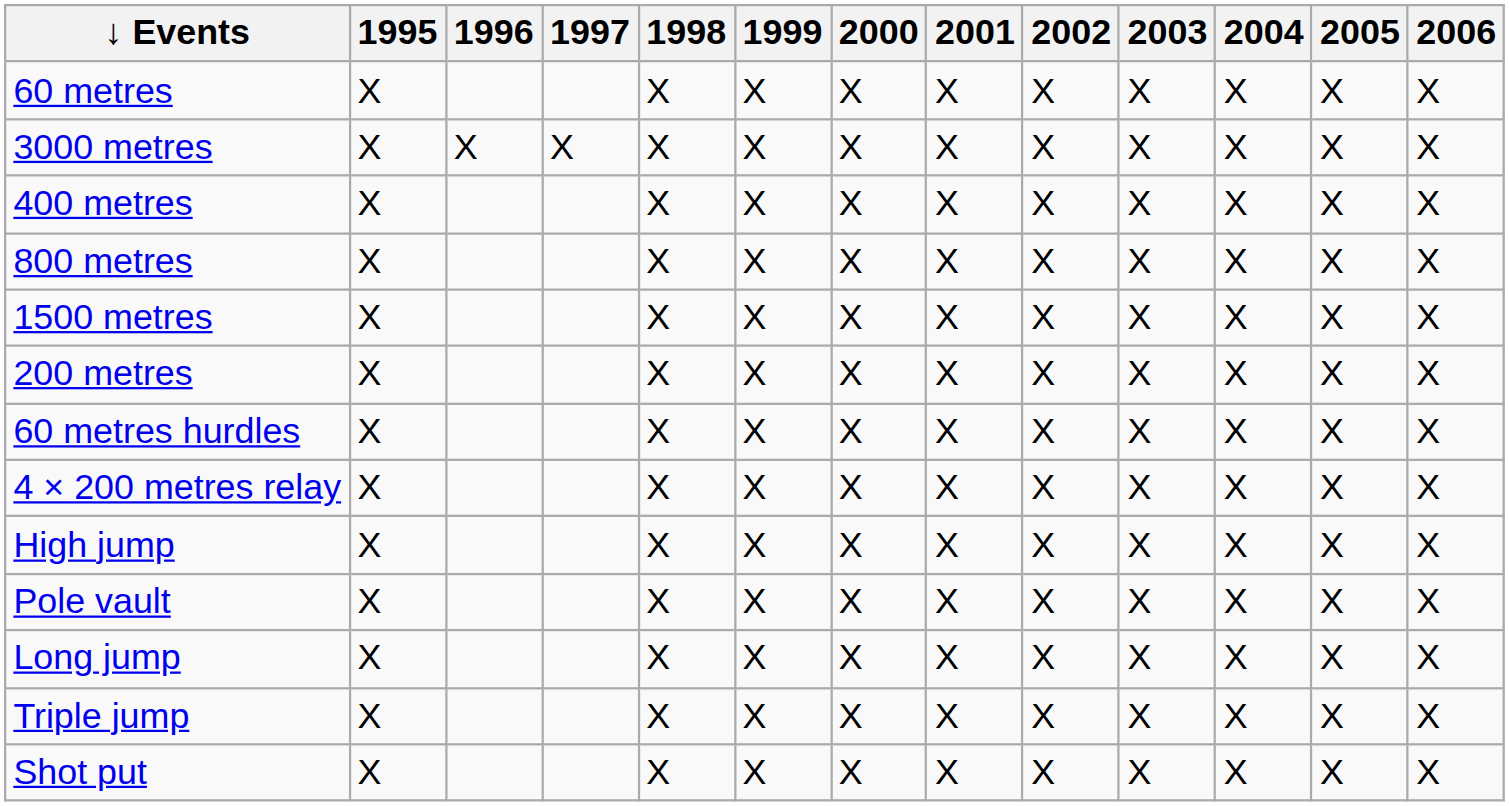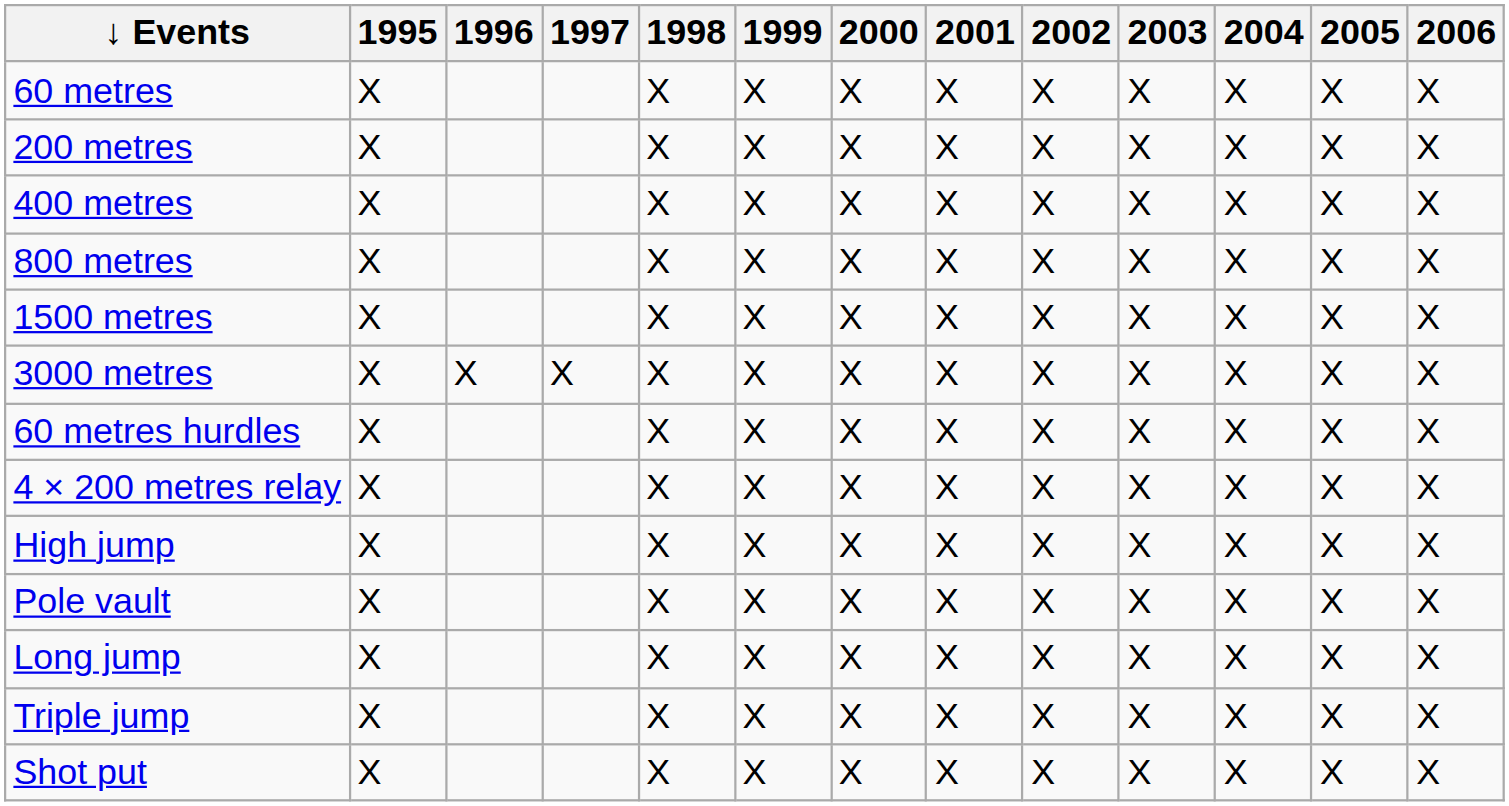rows swapped: (103, 373) <-> (113, 146)
